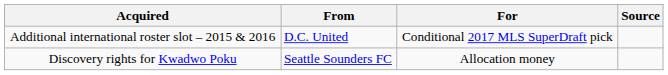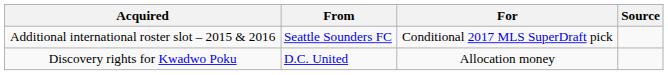(316, 37) D.C. United -> (338, 37) Seattle Sounders FC
(338, 59) Seattle Sounders FC -> (316, 59) D.C. United
